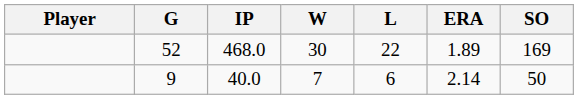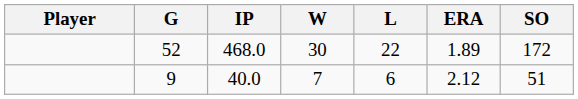(537, 49) 169 -> (537, 49) 172
(464, 79) 2.14 -> (464, 79) 2.12
(537, 79) 50 -> (537, 79) 51
